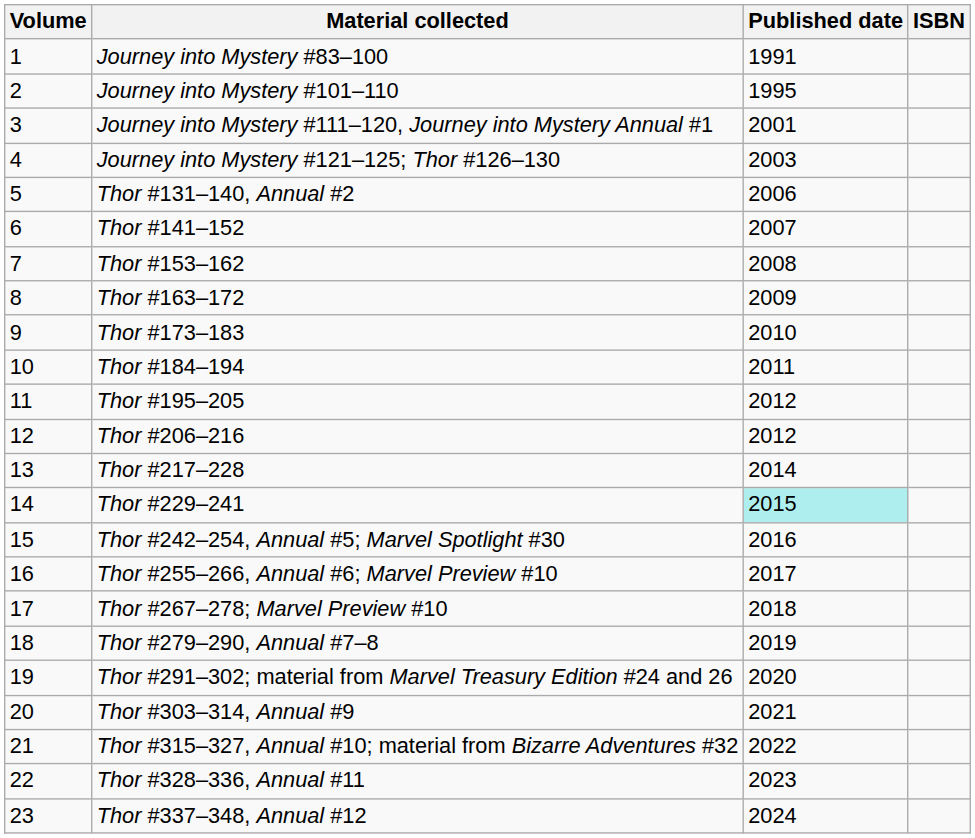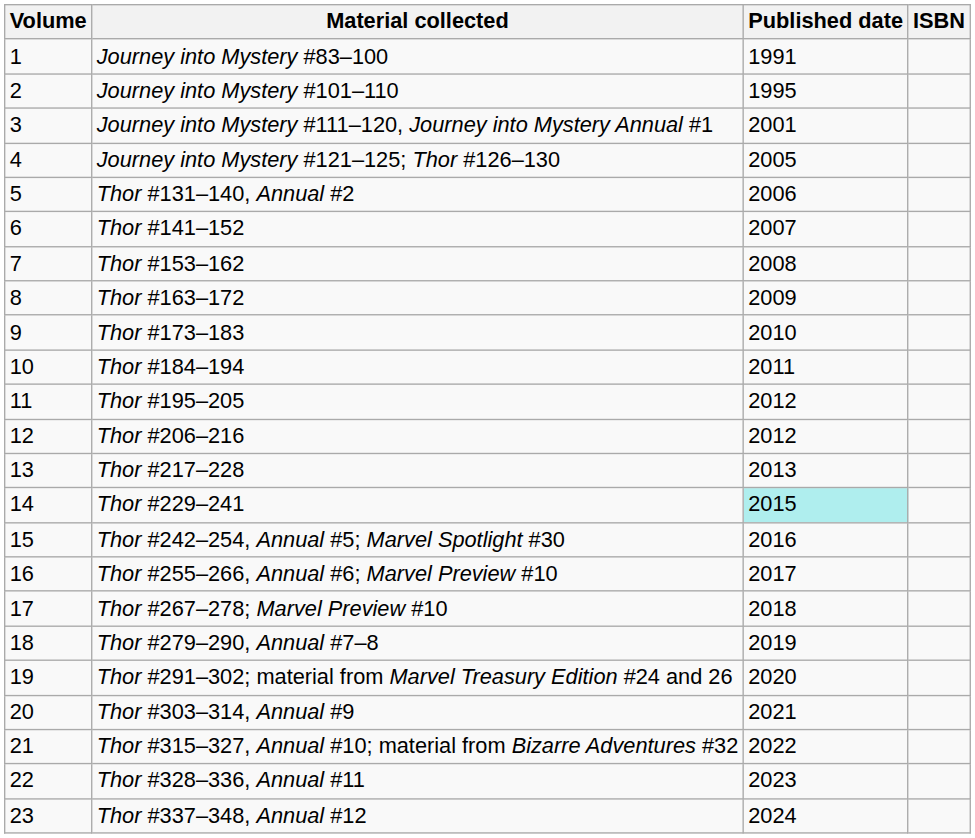(772, 159) 2003 -> (772, 159) 2005
(772, 470) 2014 -> (772, 470) 2013
